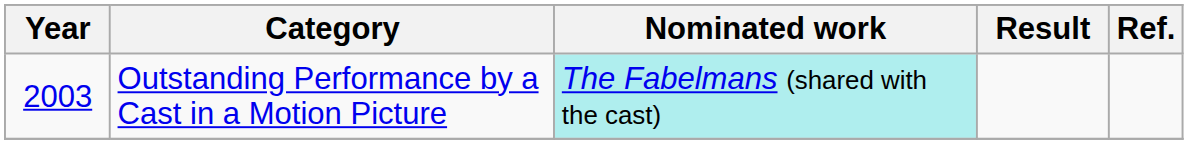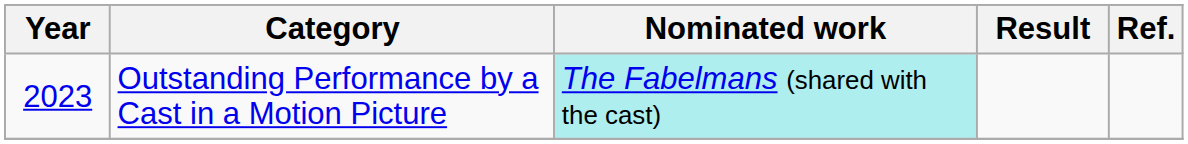(58, 95) 2003 -> (58, 95) 2023
